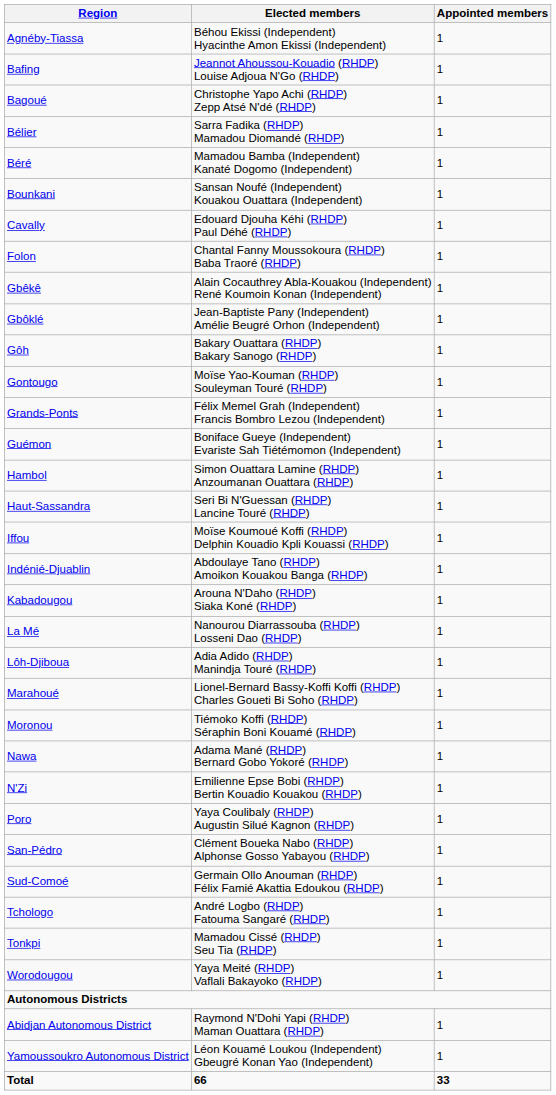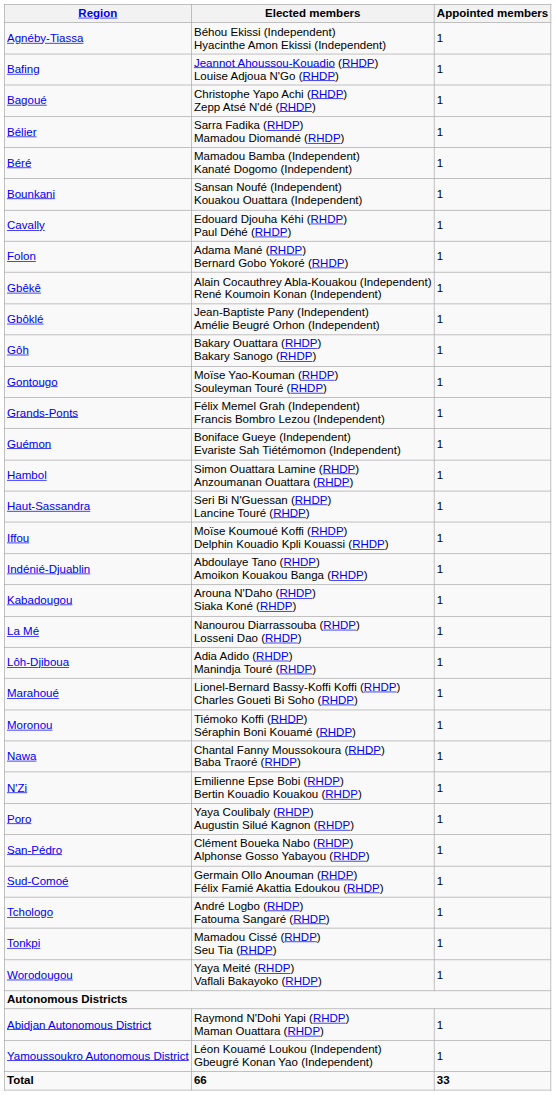(289, 256) Chantal Fanny Moussokoura (RHDP) Baba Traoré (RHDP) -> (271, 256) Adama Mané (RHDP) Bernard Gobo Yokoré (RHDP)
(271, 756) Adama Mané (RHDP) Bernard Gobo Yokoré (RHDP) -> (289, 756) Chantal Fanny Moussokoura (RHDP) Baba Traoré (RHDP)
